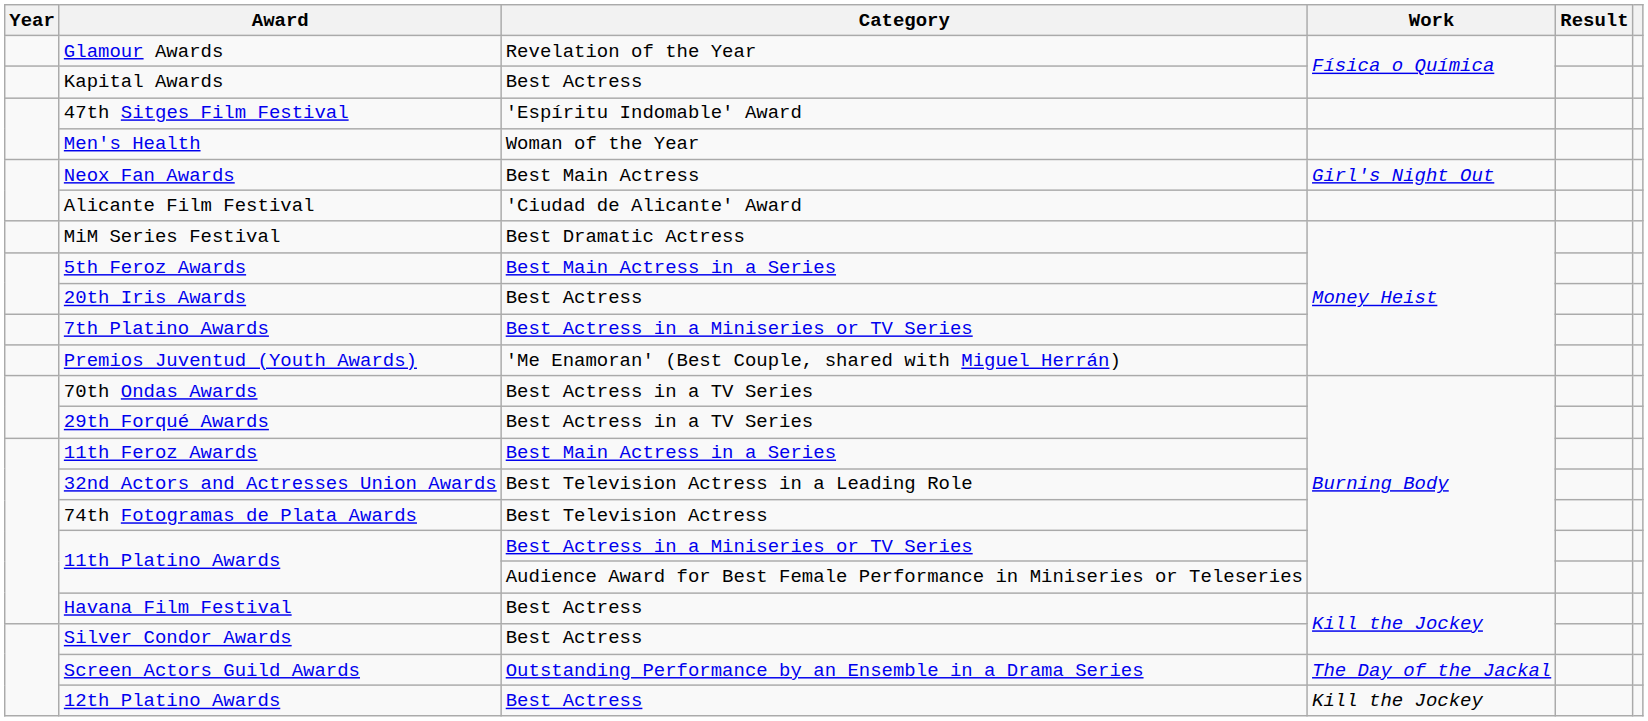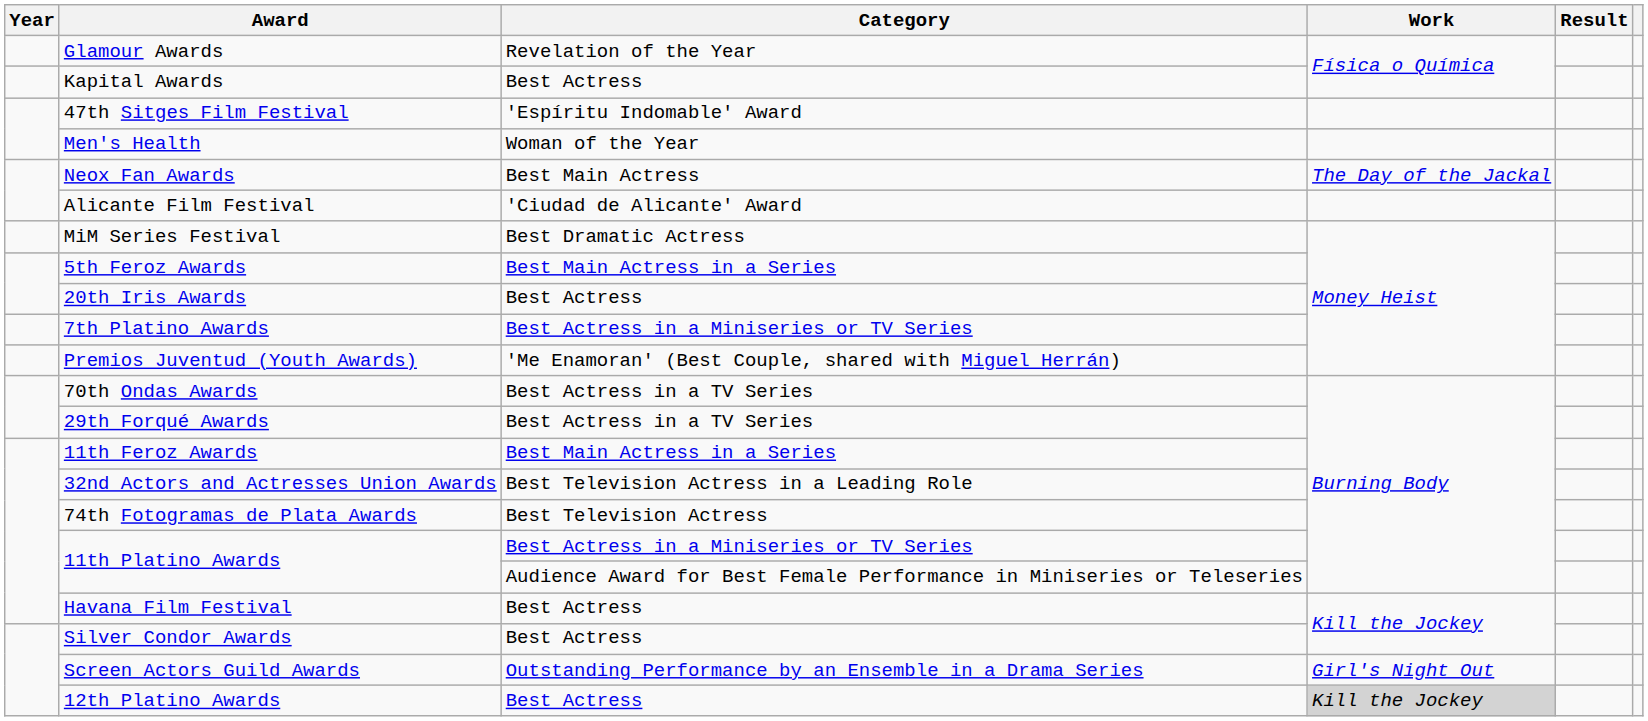(1403, 175) Girl's Night Out -> (1432, 175) The Day of the Jackal
(1432, 670) The Day of the Jackal -> (1403, 670) Girl's Night Out
(1397, 701) no background -> (1397, 701) lightgrey background
